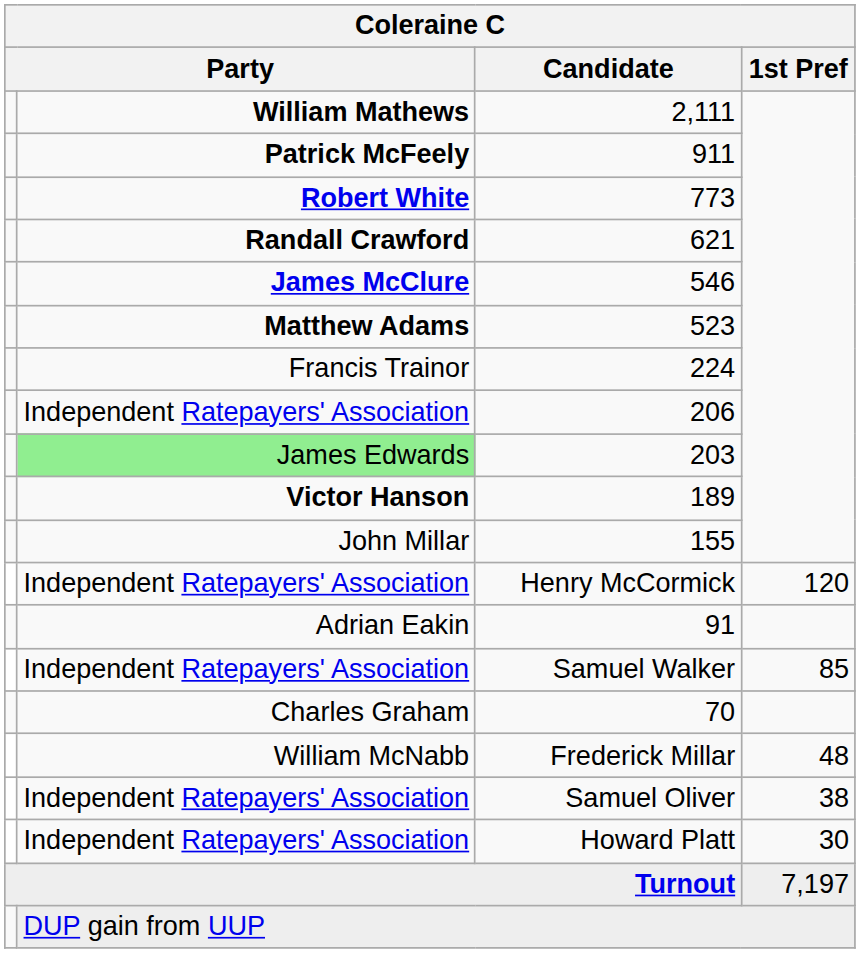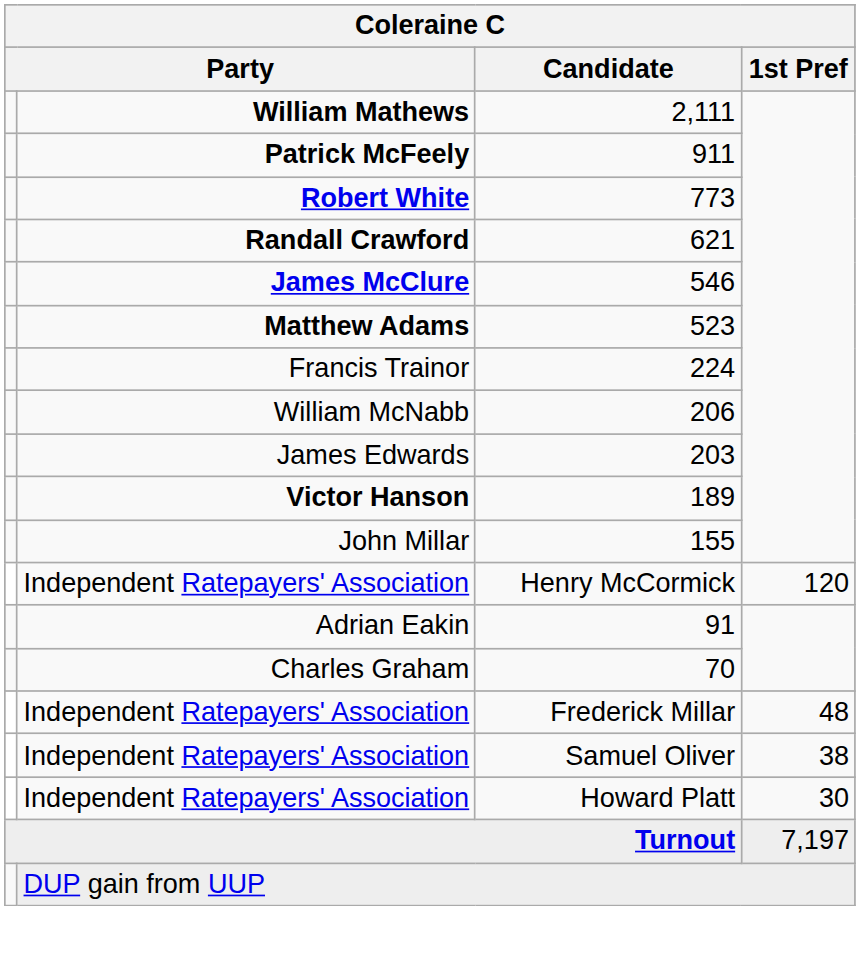(246, 411) Independent Ratepayers' Association -> (372, 411) William McNabb
(373, 454) lightgreen background -> (373, 454) no background
- row: (644, 669)
(372, 754) William McNabb -> (246, 712) Independent Ratepayers' Association
